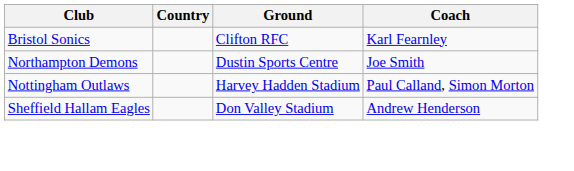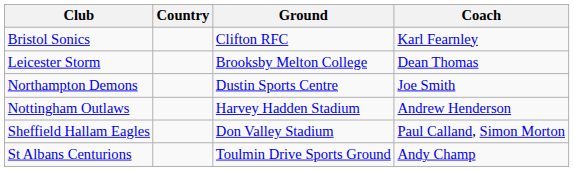+ row: (54, 62)
(450, 85) Paul Calland, Simon Morton -> (454, 108) Andrew Henderson
(423, 108) Andrew Henderson -> (481, 131) Paul Calland, Simon Morton
+ row: (70, 154)
